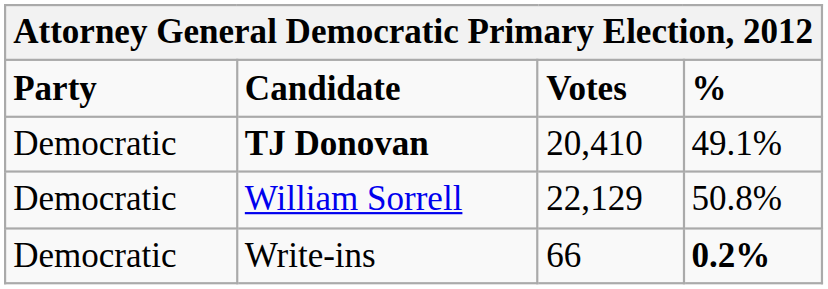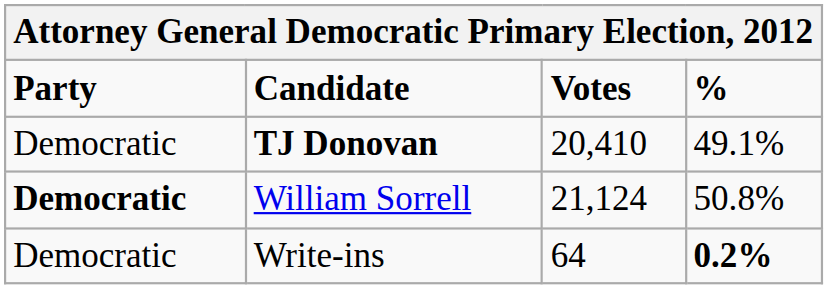(95, 198) normal -> (100, 198) bold
(595, 198) 22,129 -> (599, 198) 21,124
(564, 254) 66 -> (568, 254) 64
